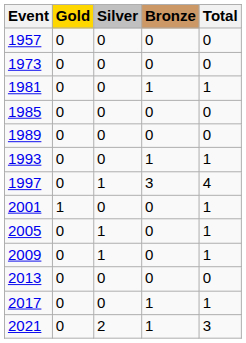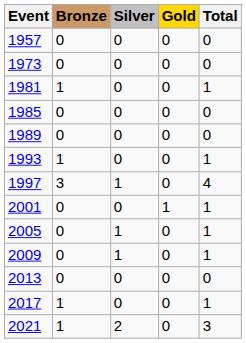columns swapped: (73, 16) <-> (170, 16)
